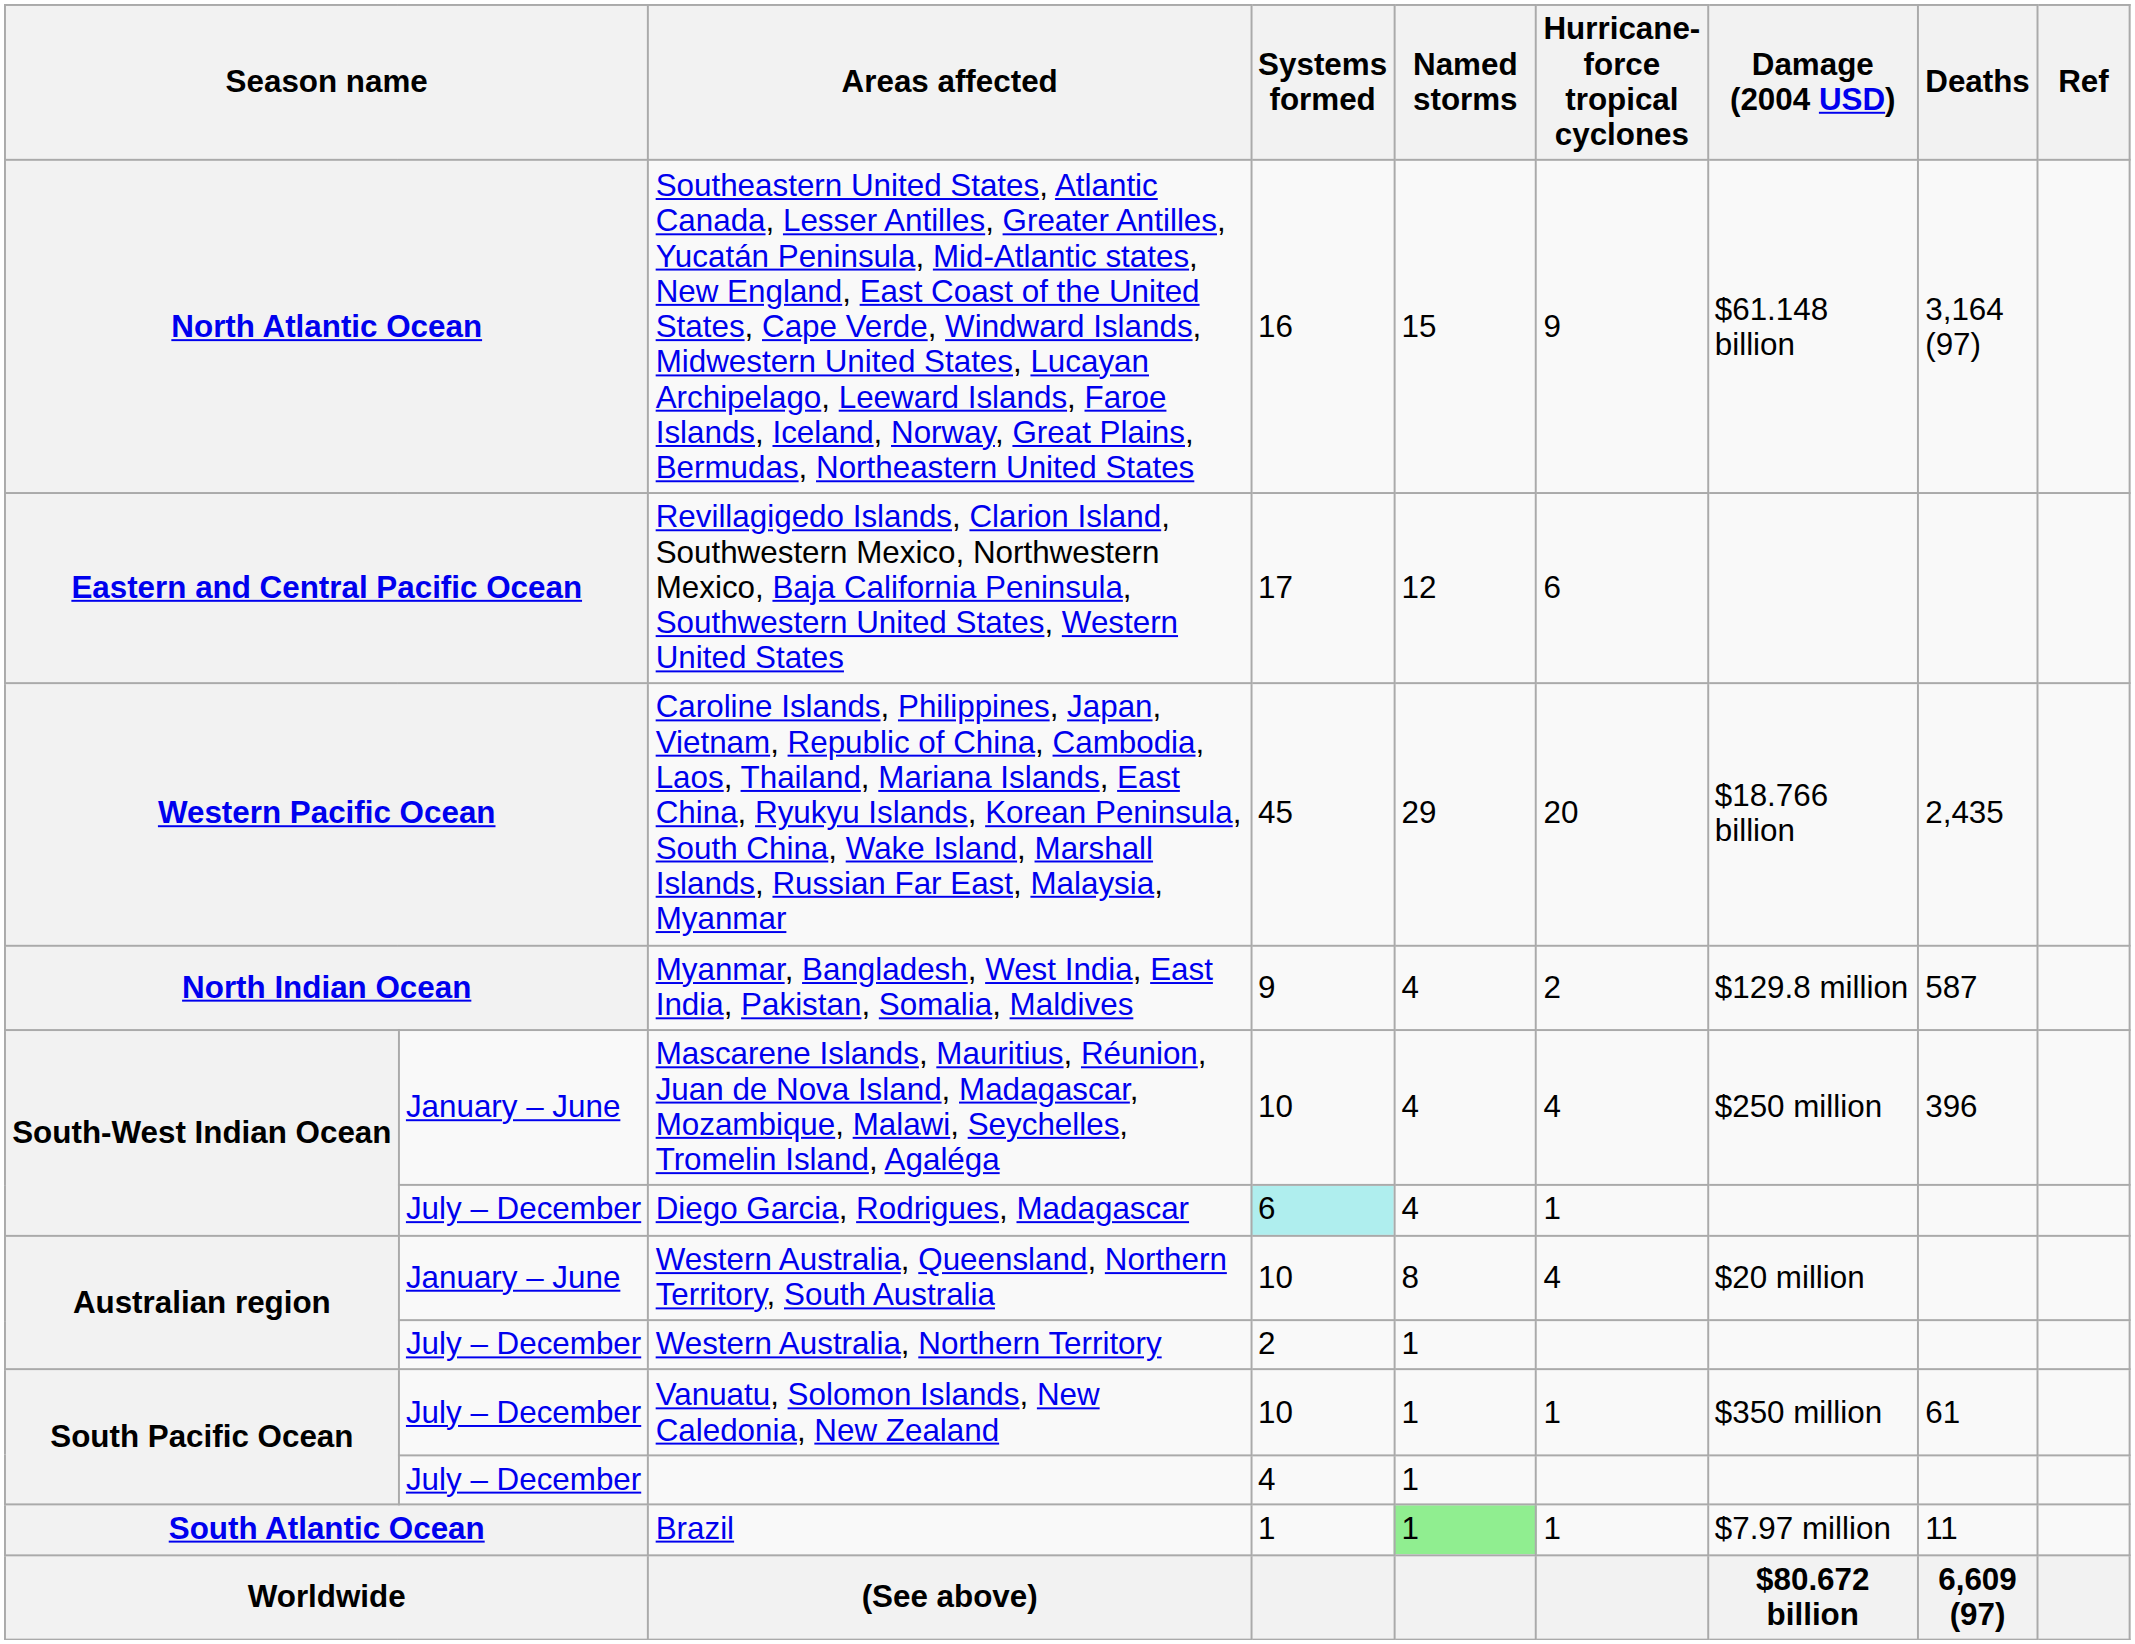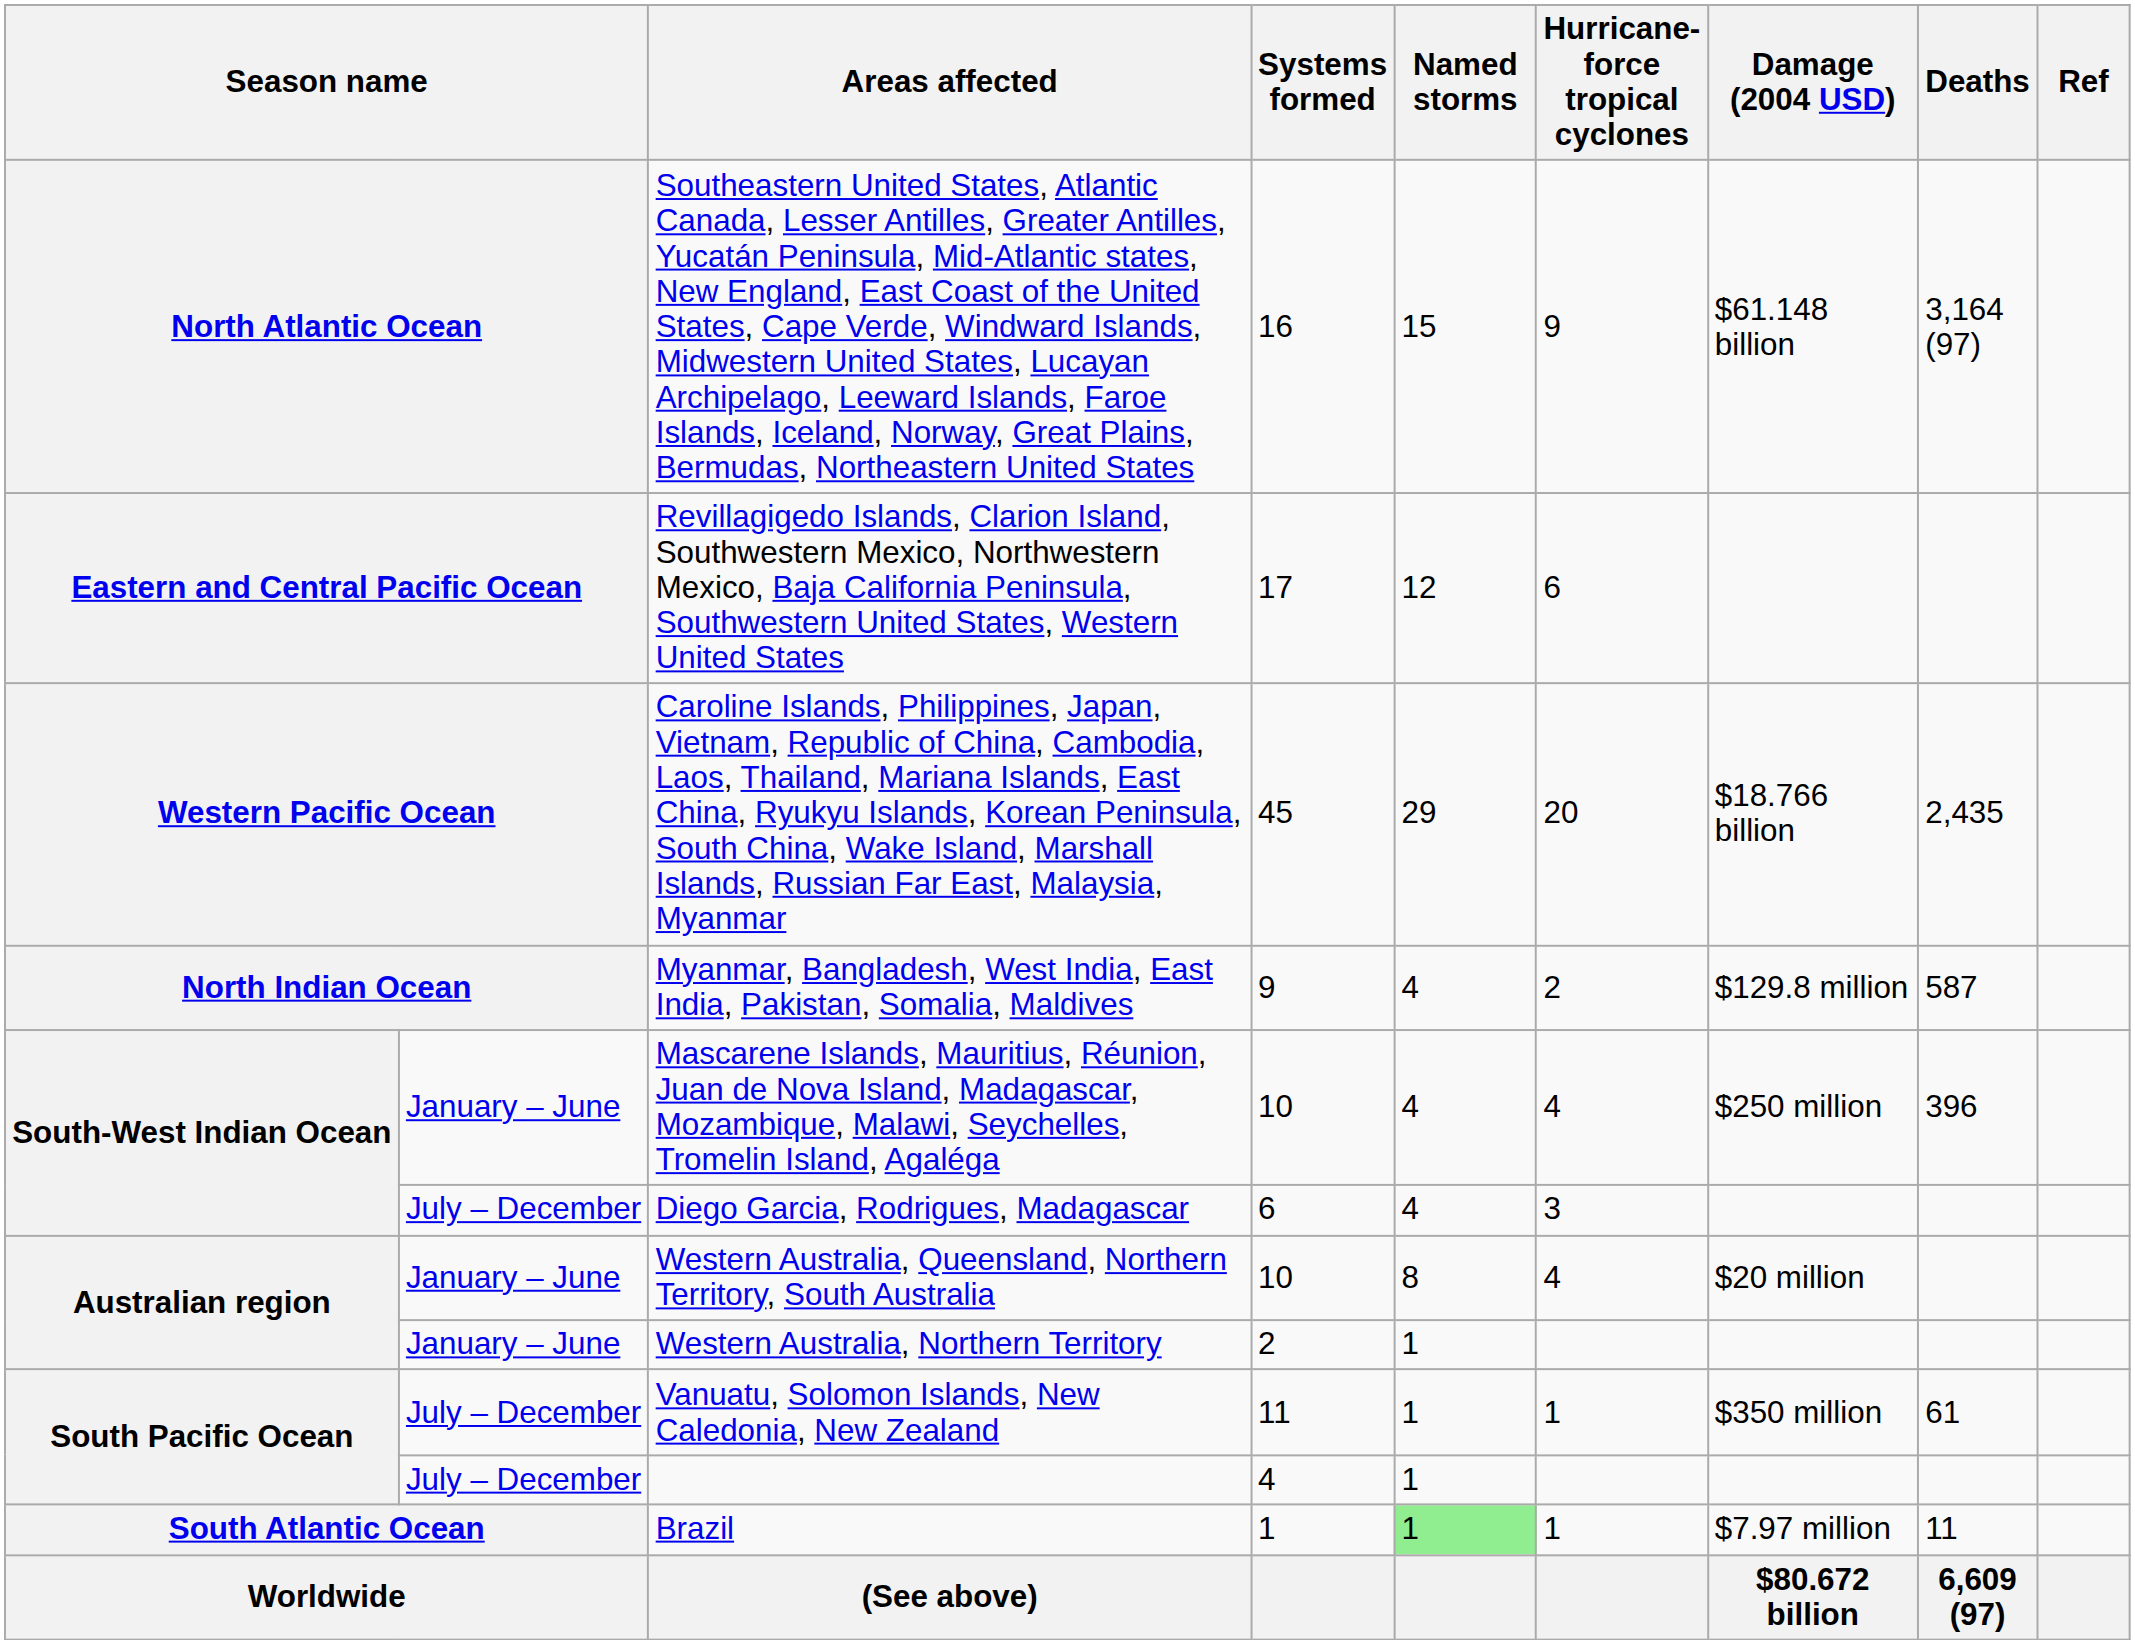(1267, 1209) paleturquoise background -> (1267, 1209) no background
(1552, 1209) 1 -> (1552, 1209) 3
(524, 1344) July – December -> (513, 1344) January – June
(1276, 1411) 10 -> (1274, 1411) 11
